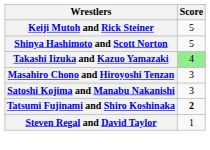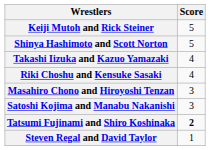(191, 59) lightgreen background -> (191, 59) no background
+ row: (91, 75)
